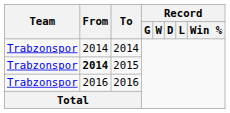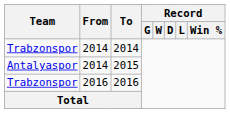(42, 65) Trabzonspor -> (42, 65) Antalyaspor
(95, 65) bold -> (95, 65) normal
